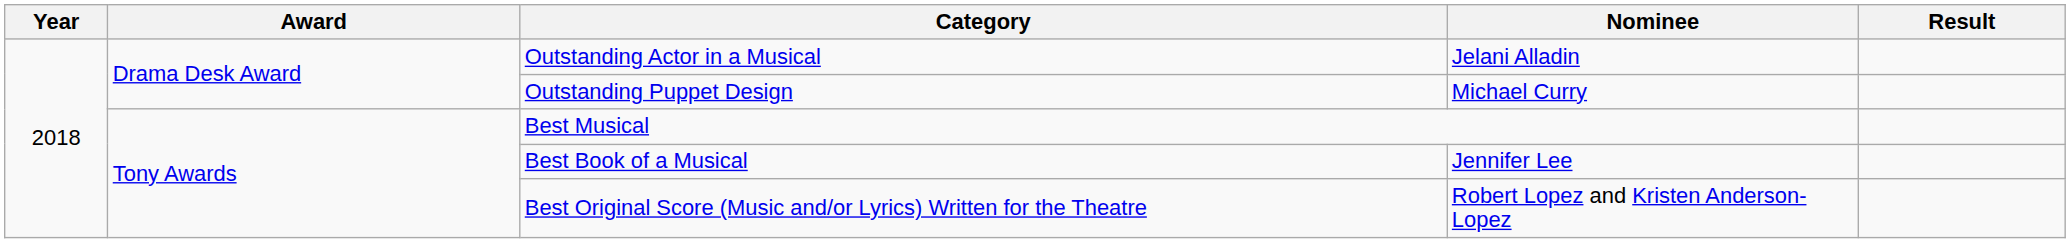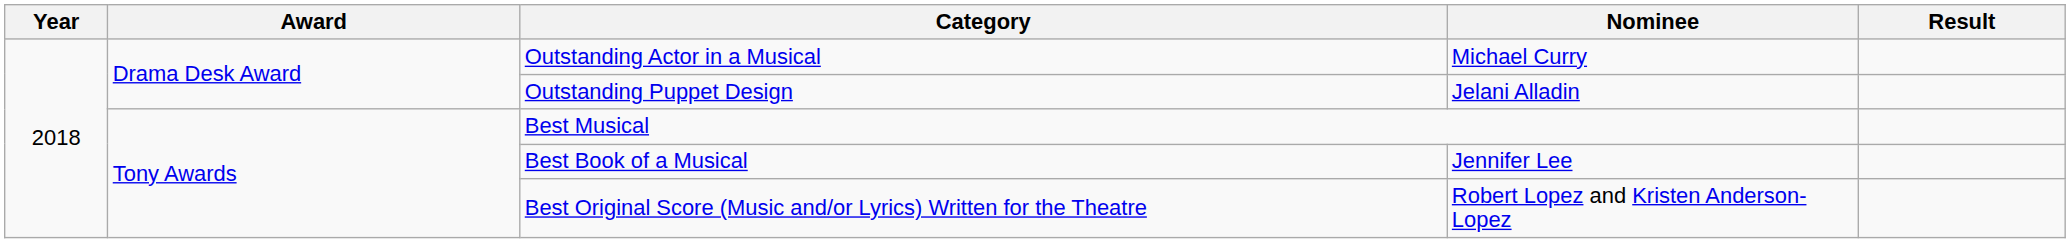(1516, 56) Jelani Alladin -> (1519, 56) Michael Curry
(1519, 91) Michael Curry -> (1516, 91) Jelani Alladin
